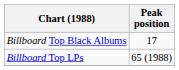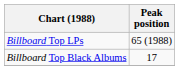rows swapped: (45, 57) <-> (67, 40)
